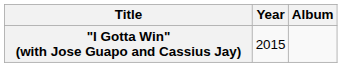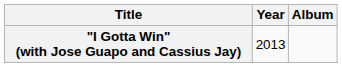(271, 44) 2015 -> (271, 44) 2013
